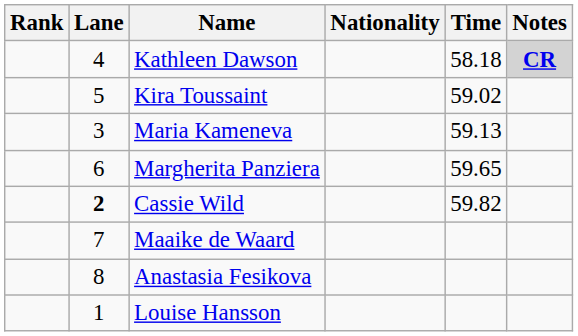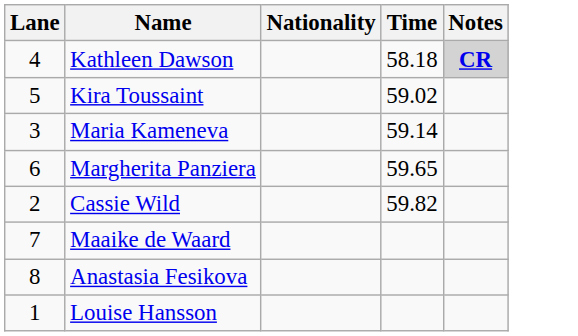- column: (37, 22)
(476, 131) 59.13 -> (412, 131) 59.14
(99, 204) bold -> (35, 204) normal
